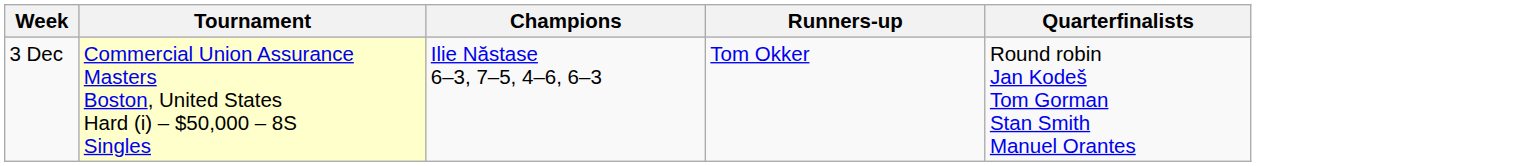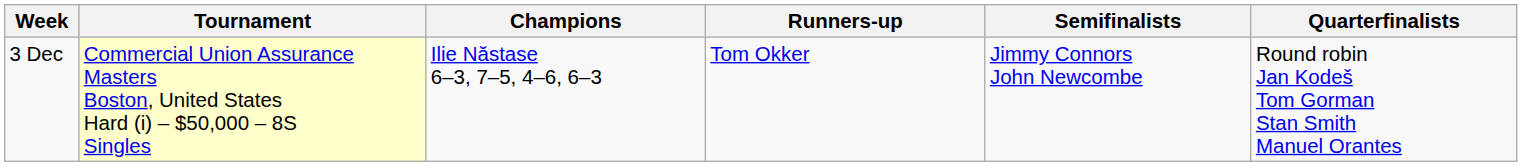+ column: (1118, 21)
